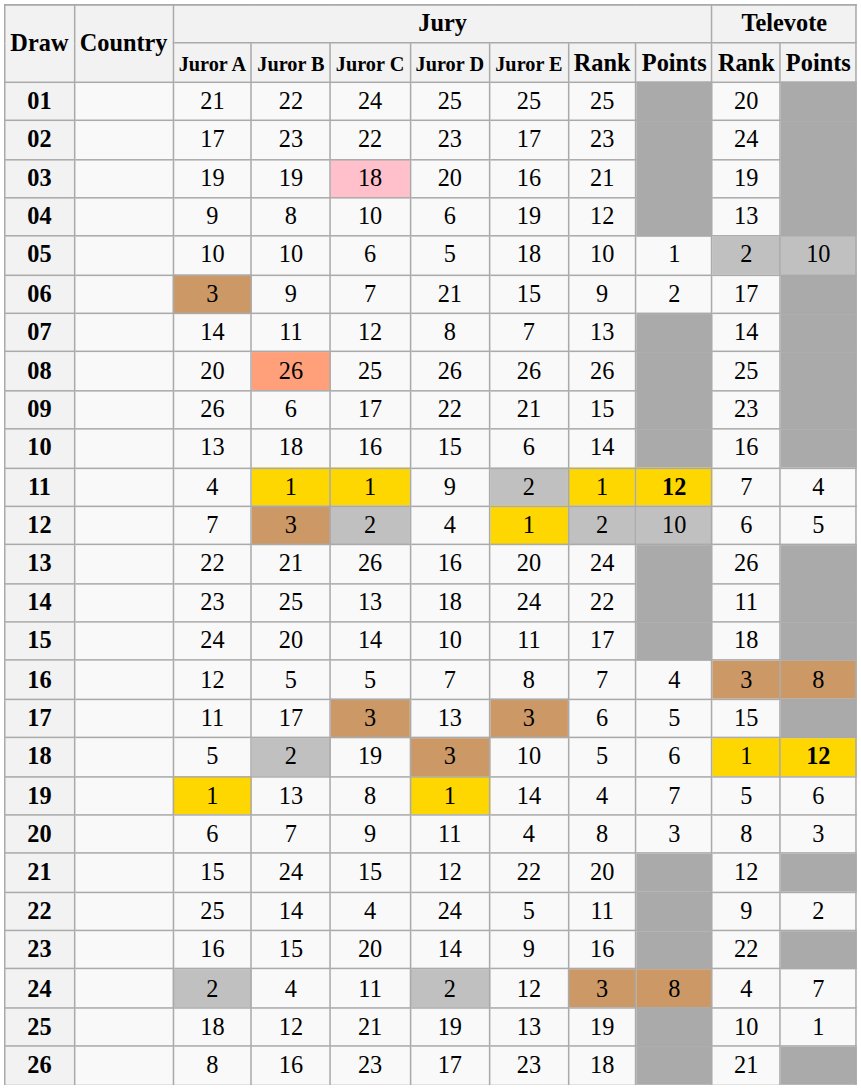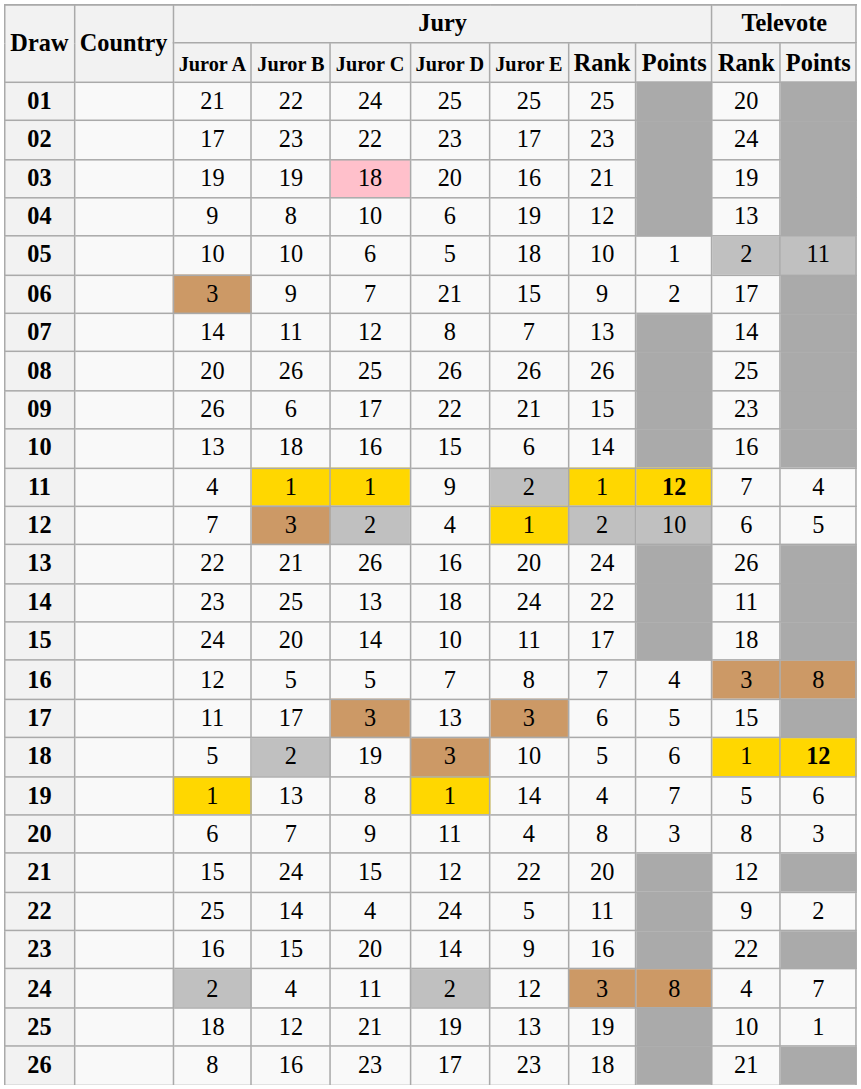(818, 255) 10 -> (818, 255) 11
(291, 370) lightsalmon background -> (291, 370) no background
